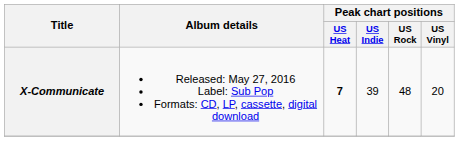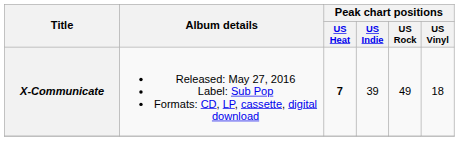(405, 91) 48 -> (405, 91) 49
(438, 91) 20 -> (438, 91) 18
